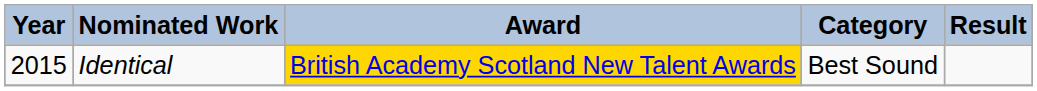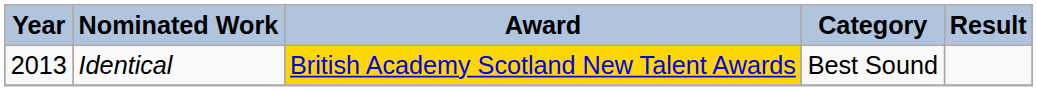(39, 65) 2015 -> (39, 65) 2013
